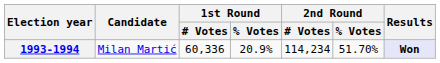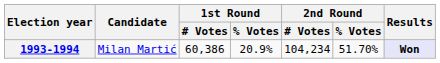(205, 49) 60,336 -> (205, 49) 60,386
(307, 49) 114,234 -> (307, 49) 104,234
